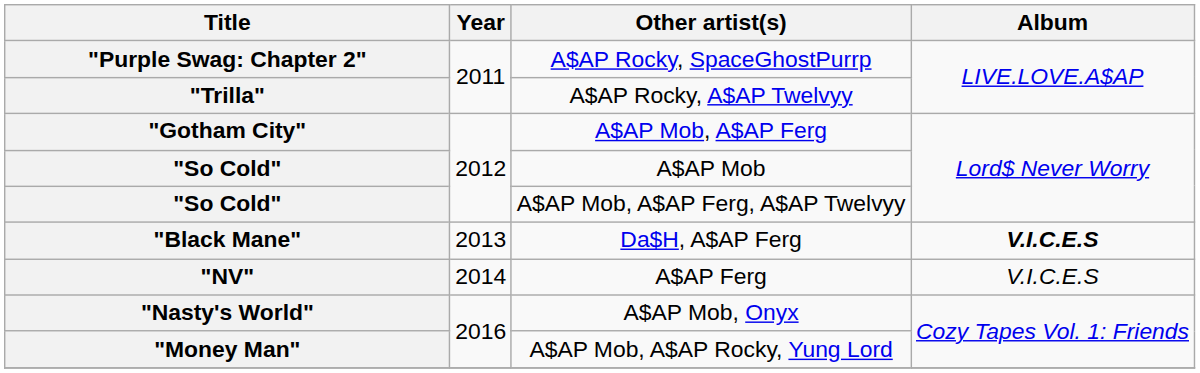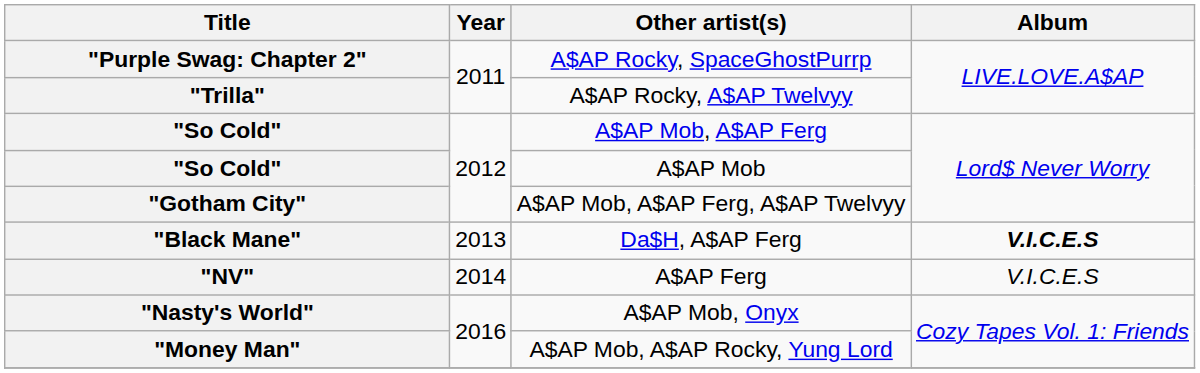(227, 131) "Gotham City" -> (227, 131) "So Cold"
(227, 204) "So Cold" -> (227, 204) "Gotham City"
